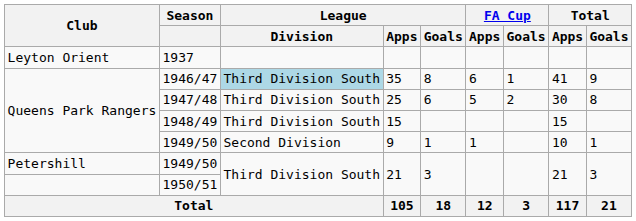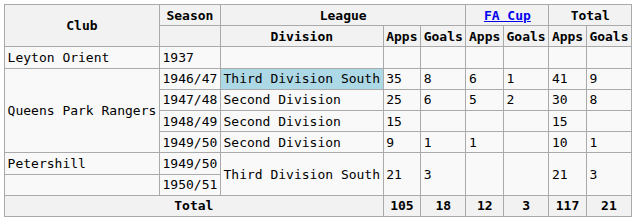(302, 100) Third Division South -> (282, 100) Second Division
(302, 121) Third Division South -> (282, 121) Second Division
